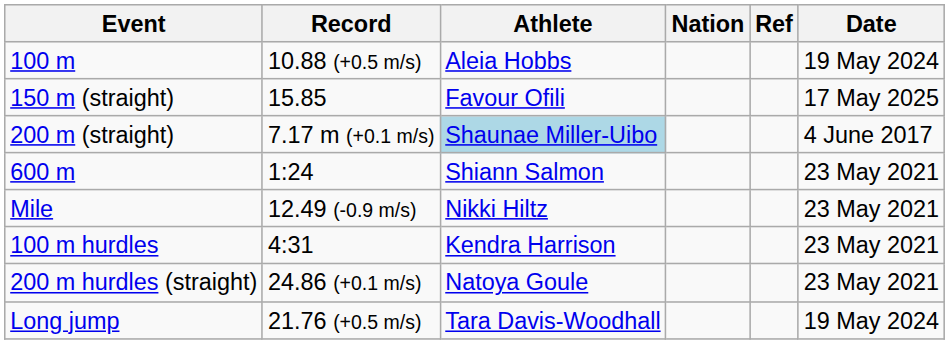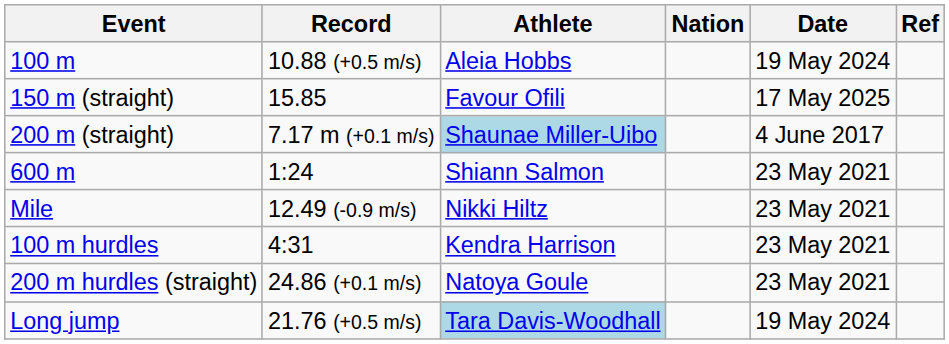columns swapped: (871, 23) <-> (774, 23)
(553, 320) no background -> (553, 320) lightblue background
